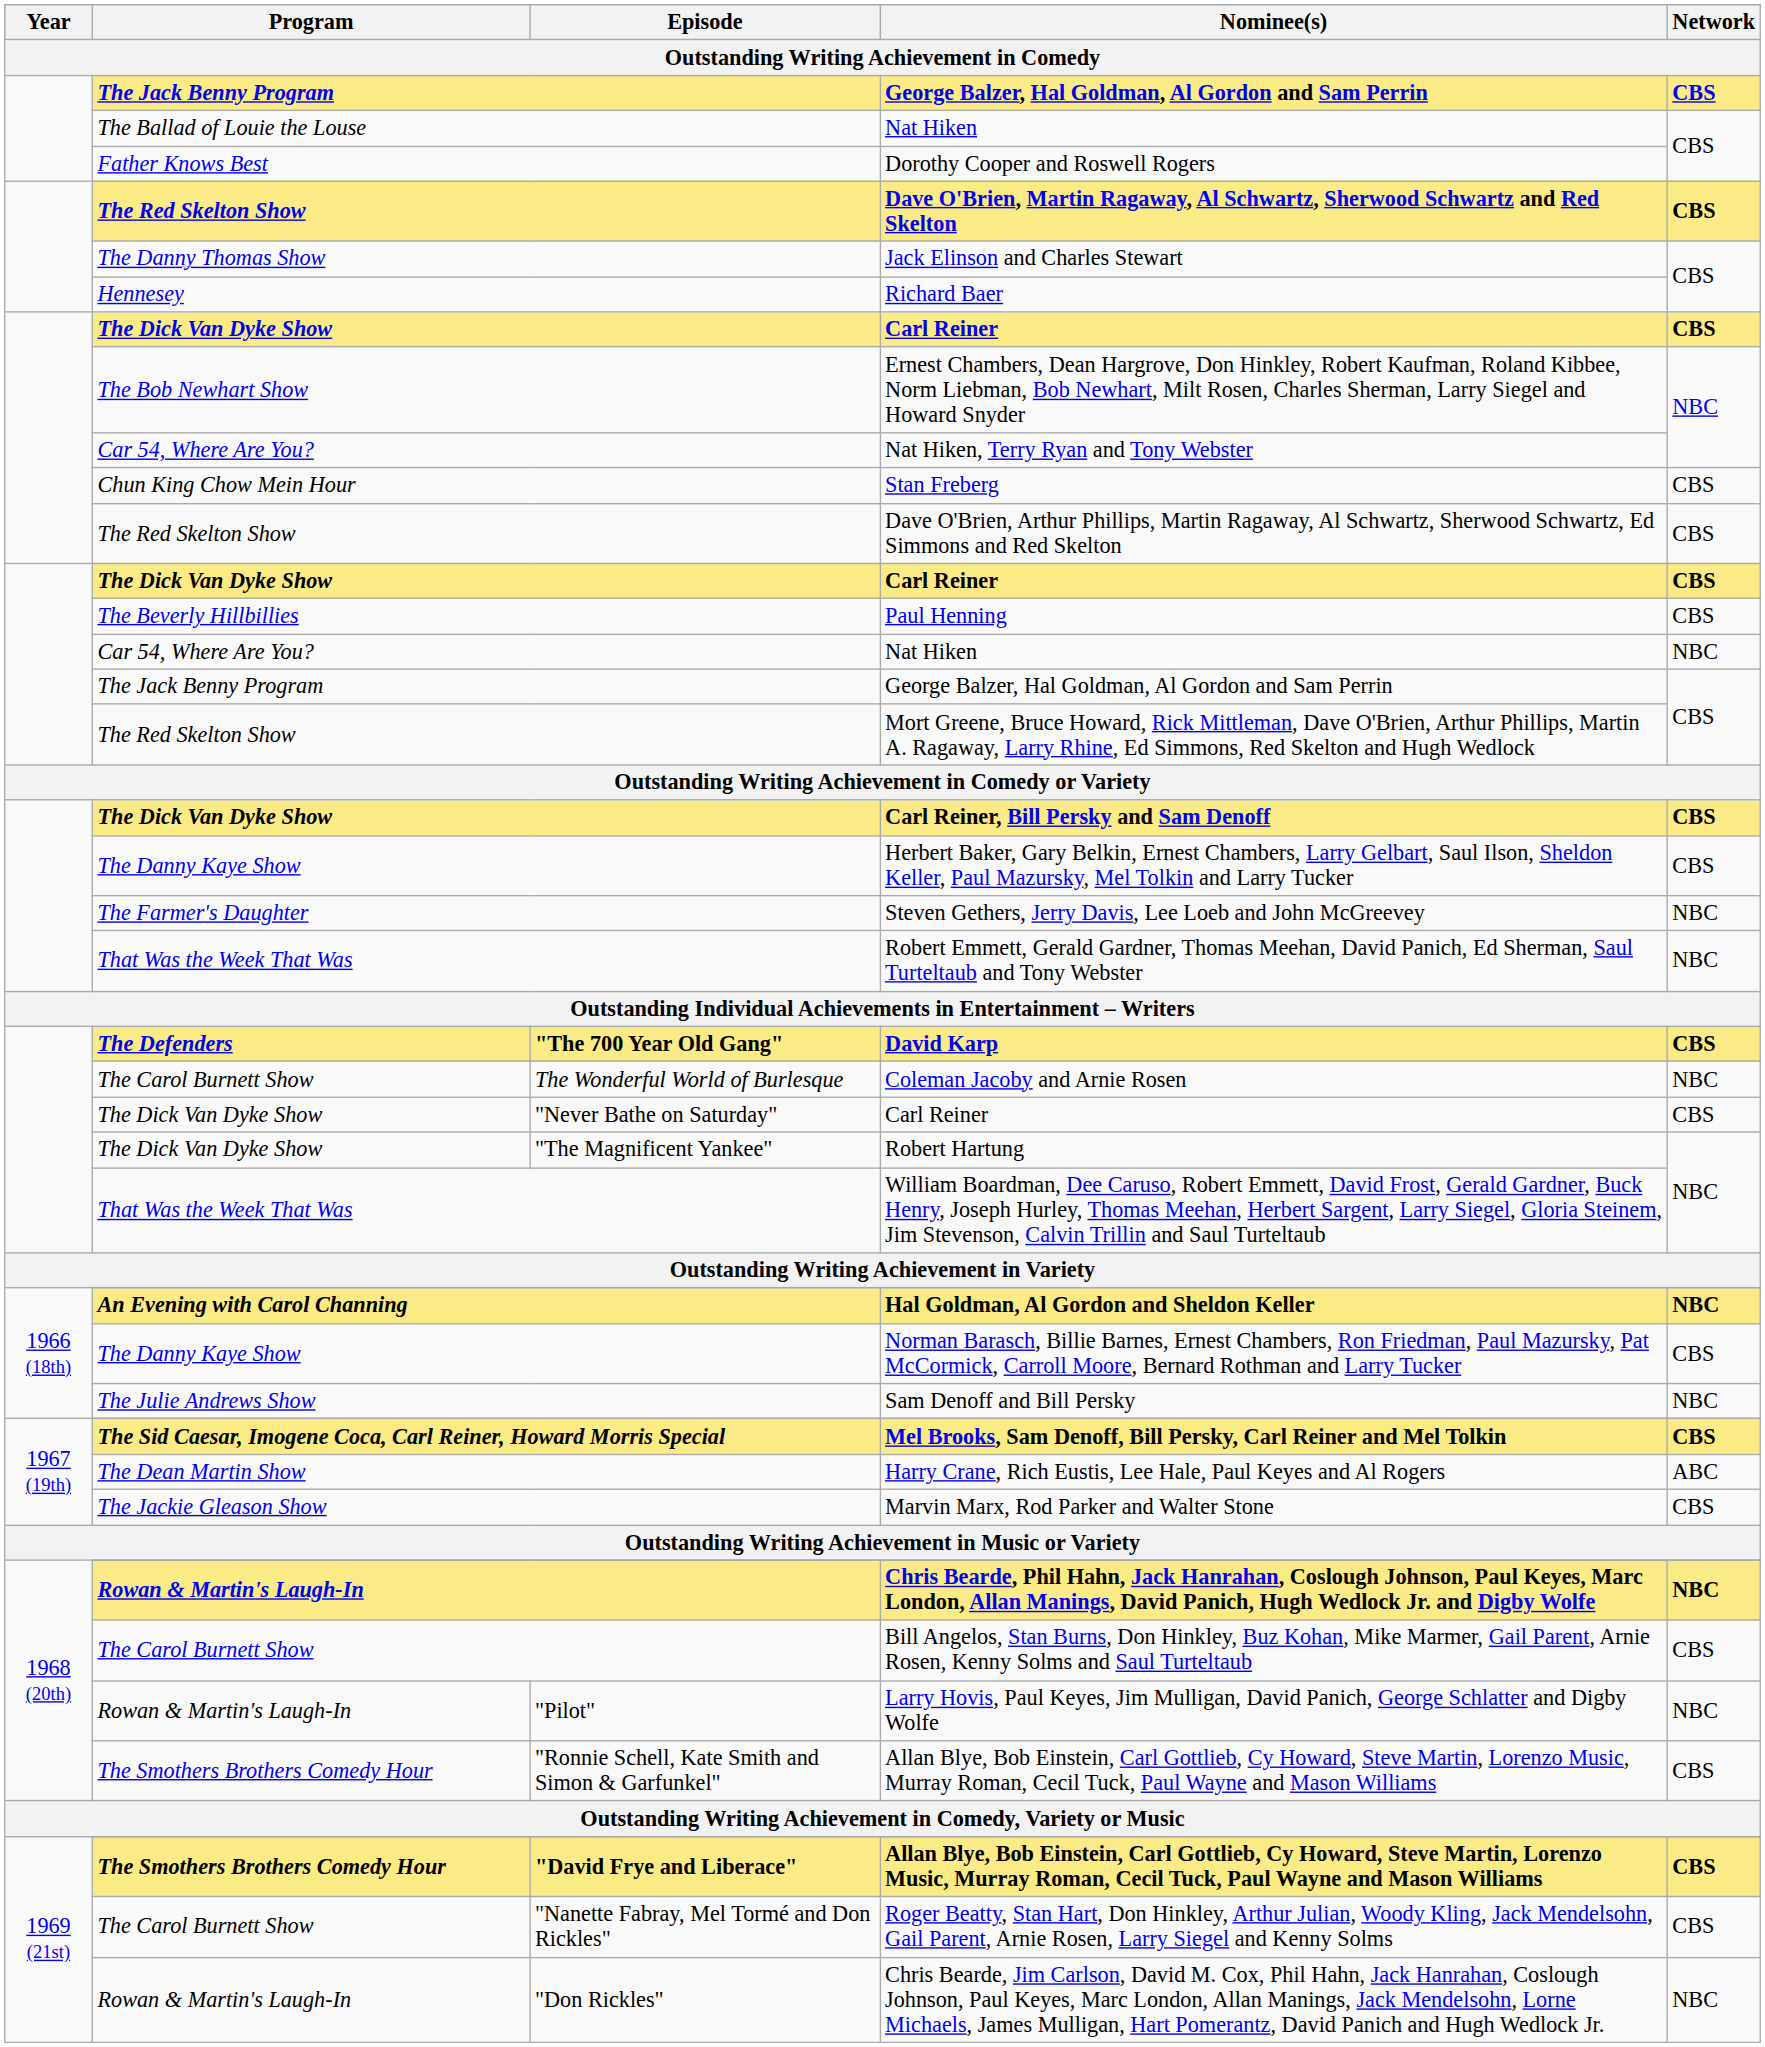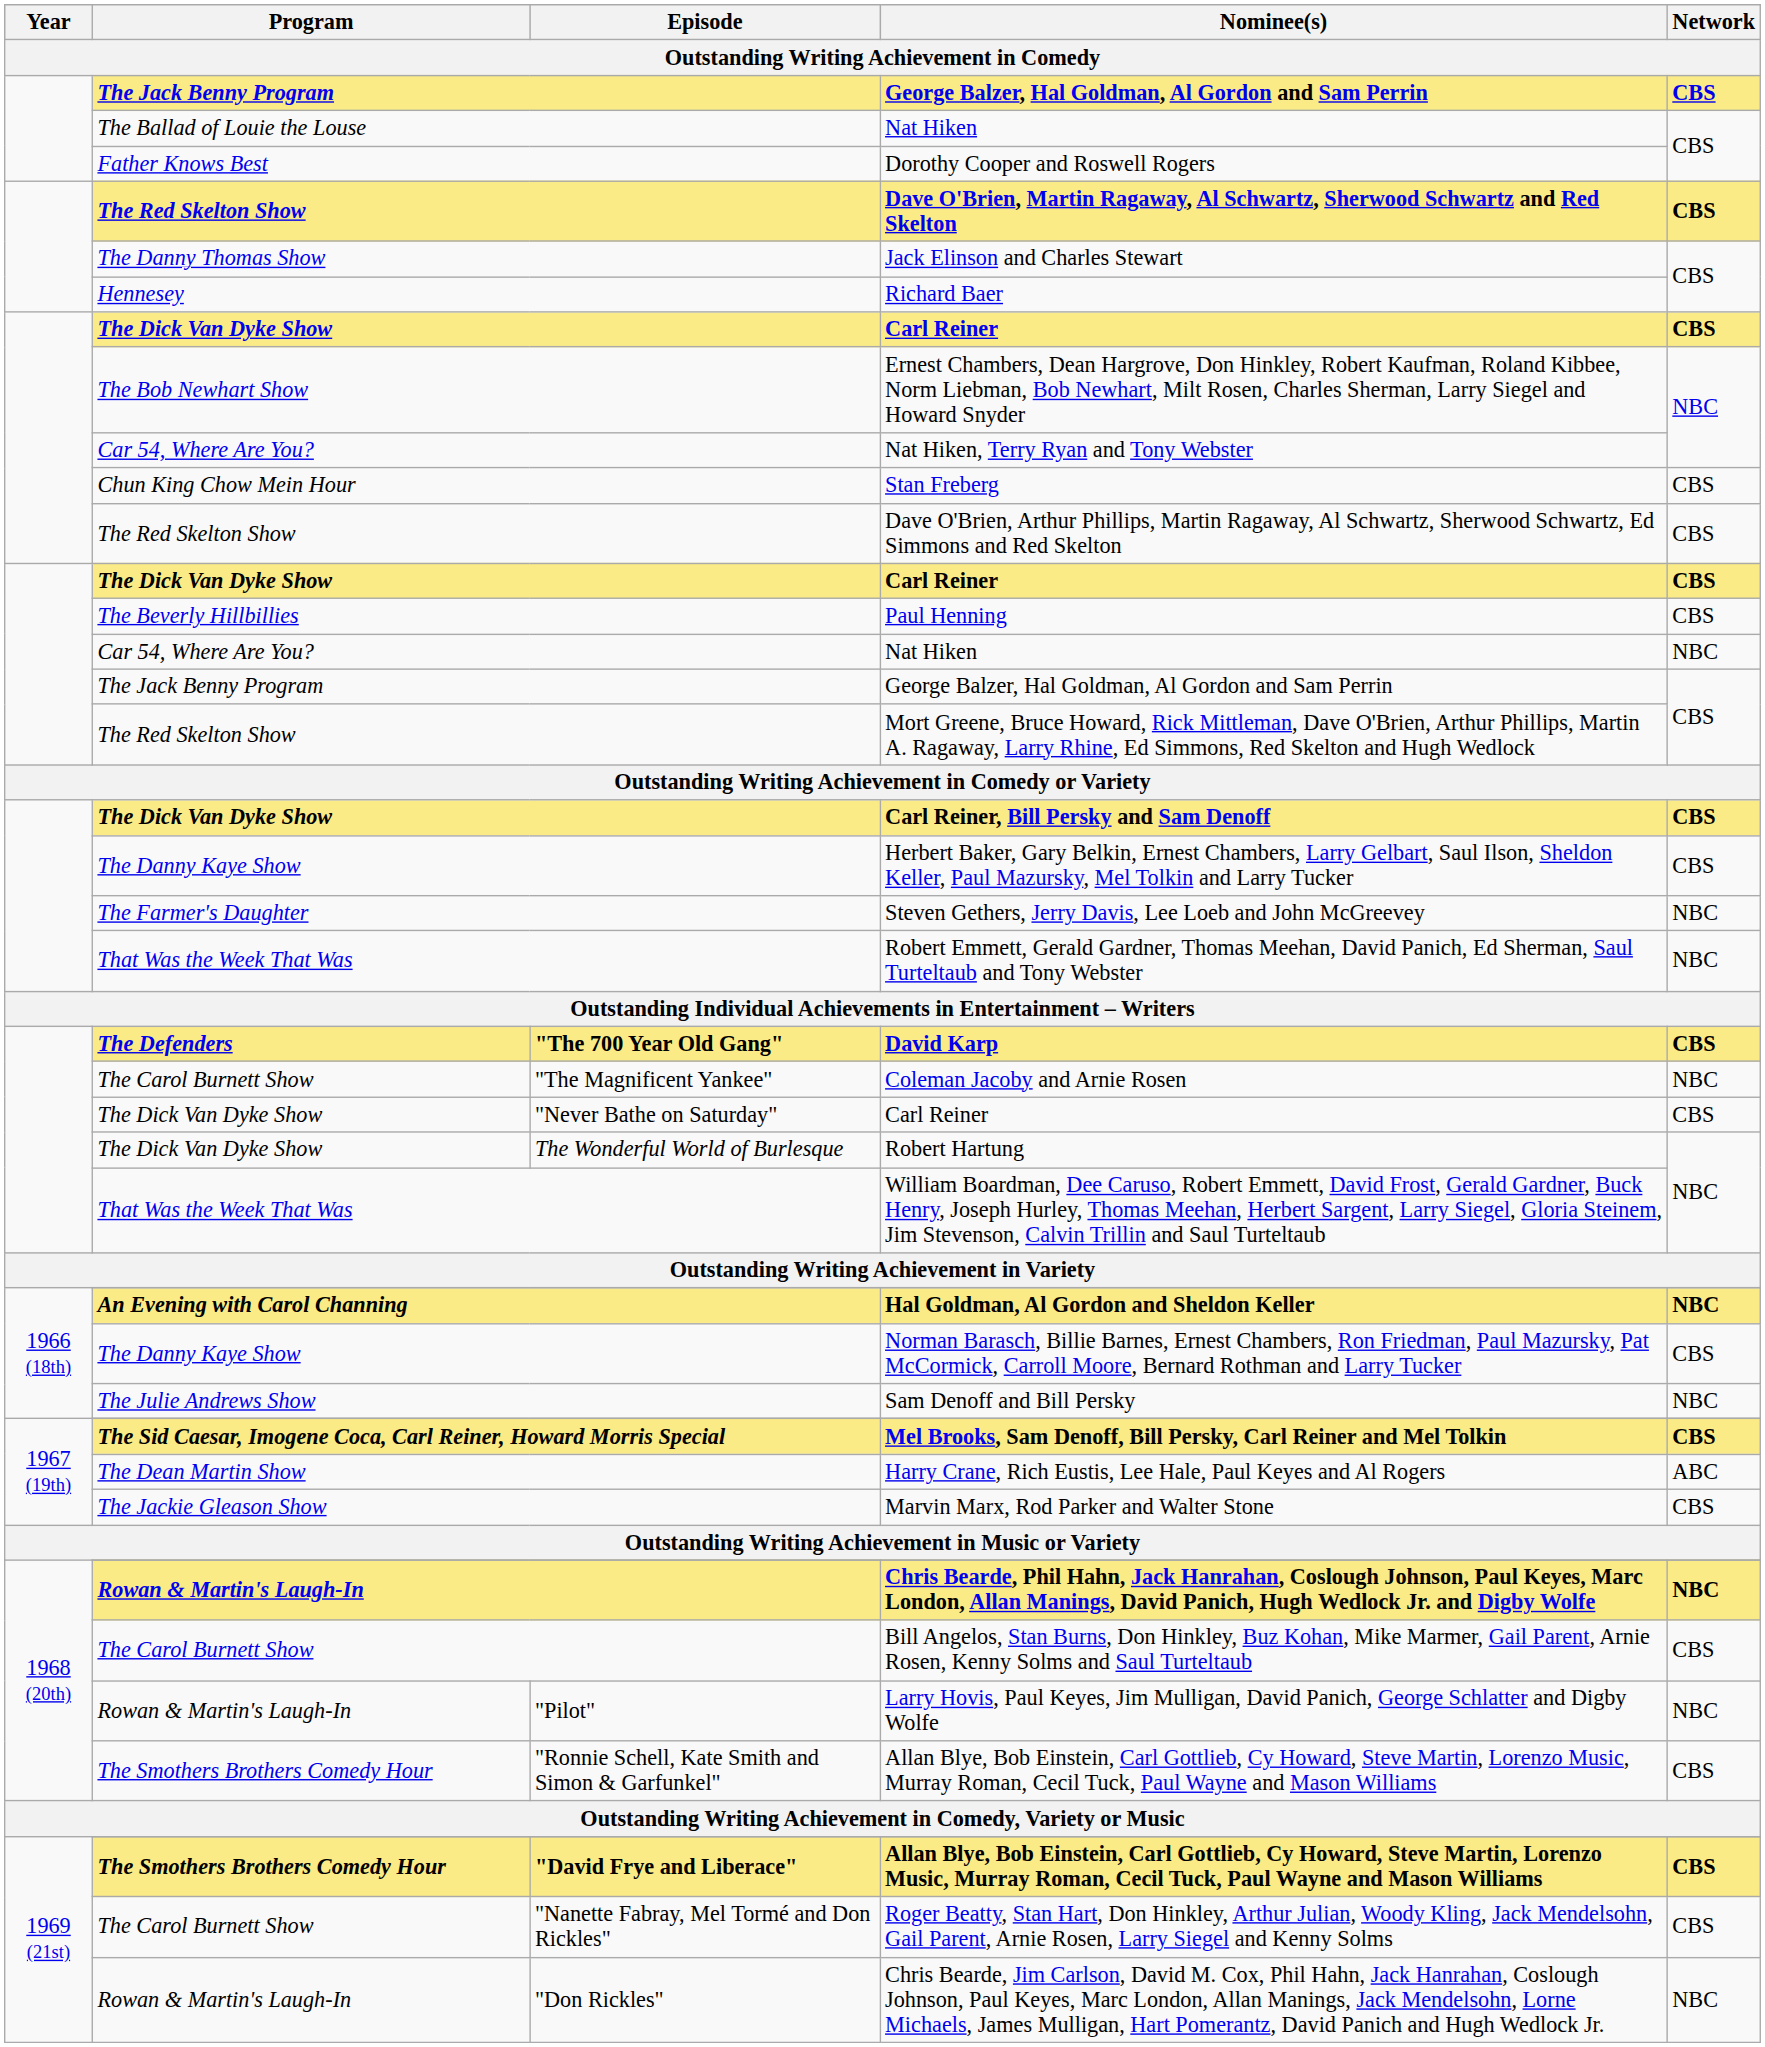(689, 1079) The Wonderful World of Burlesque -> (654, 1079) "The Magnificent Yankee"
(654, 1149) "The Magnificent Yankee" -> (689, 1149) The Wonderful World of Burlesque
